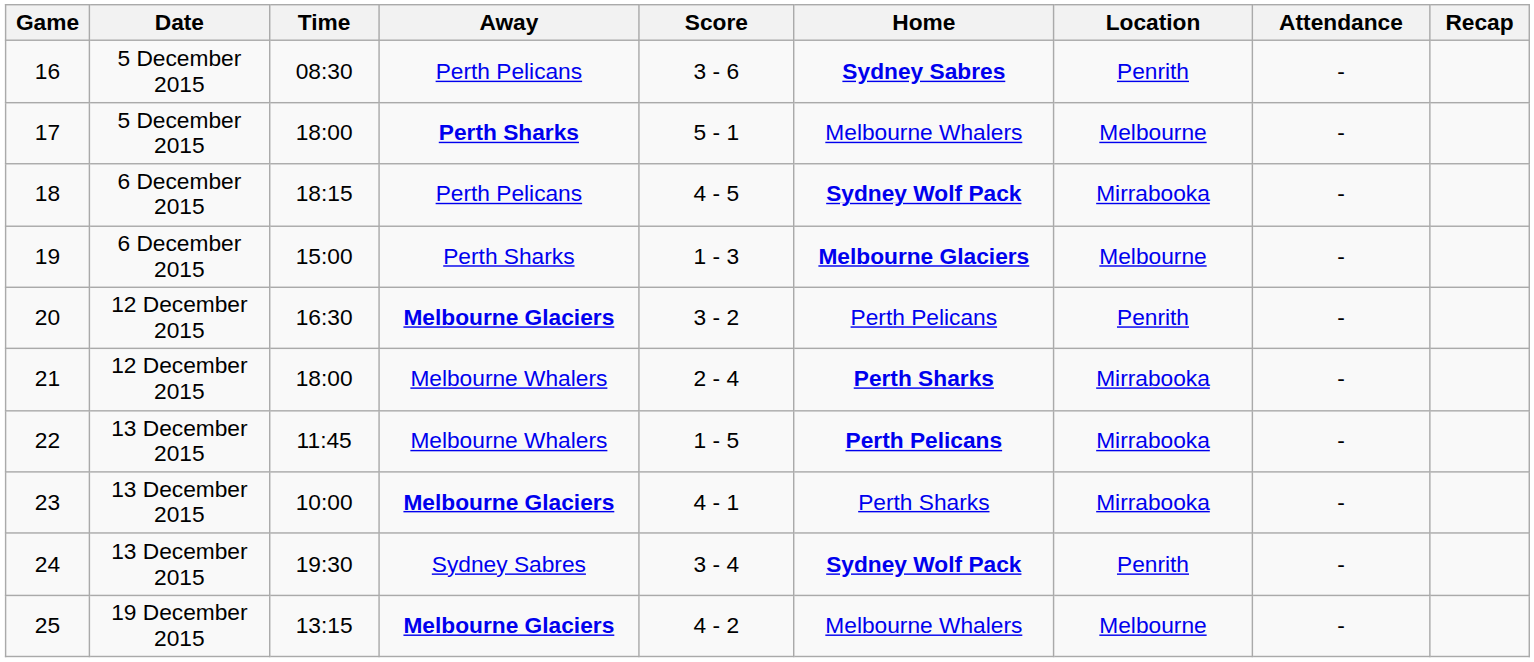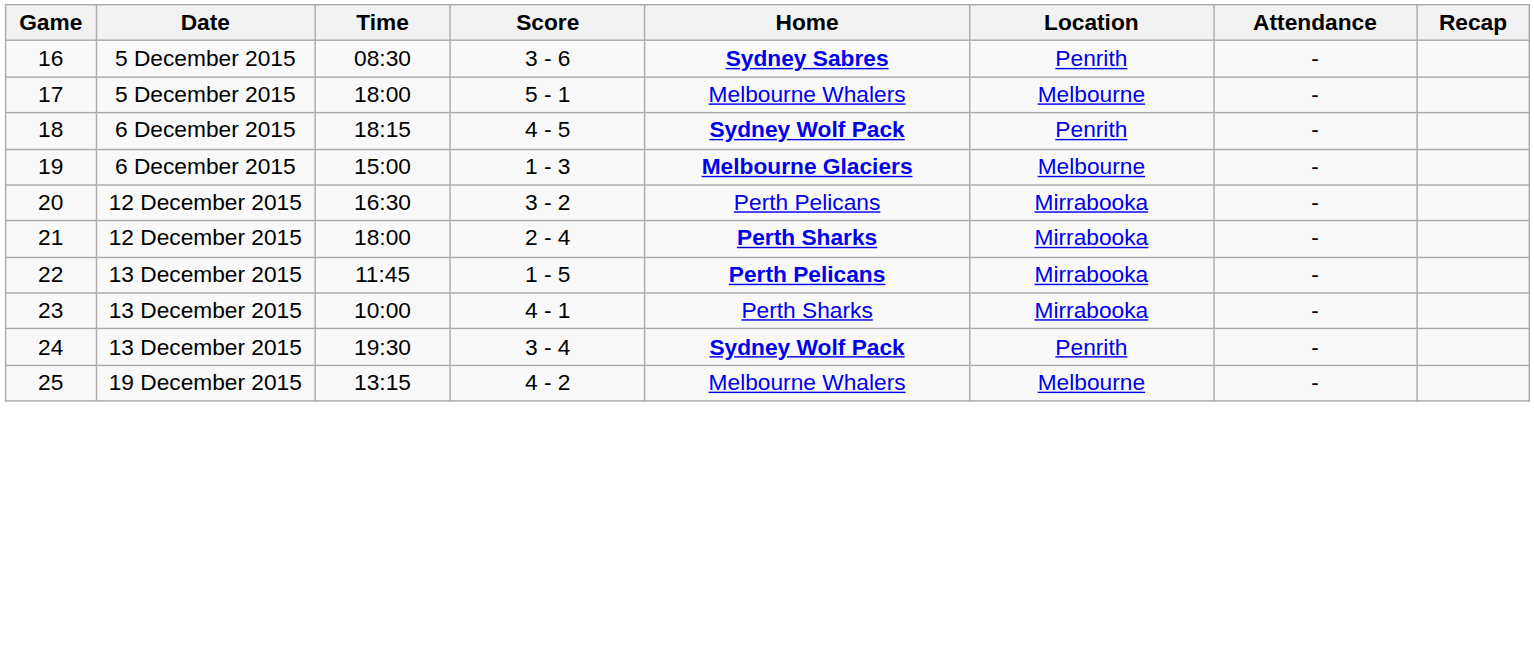- column: (509, 22)
(1153, 194) Mirrabooka -> (1091, 130) Penrith
(1153, 317) Penrith -> (1091, 202) Mirrabooka
